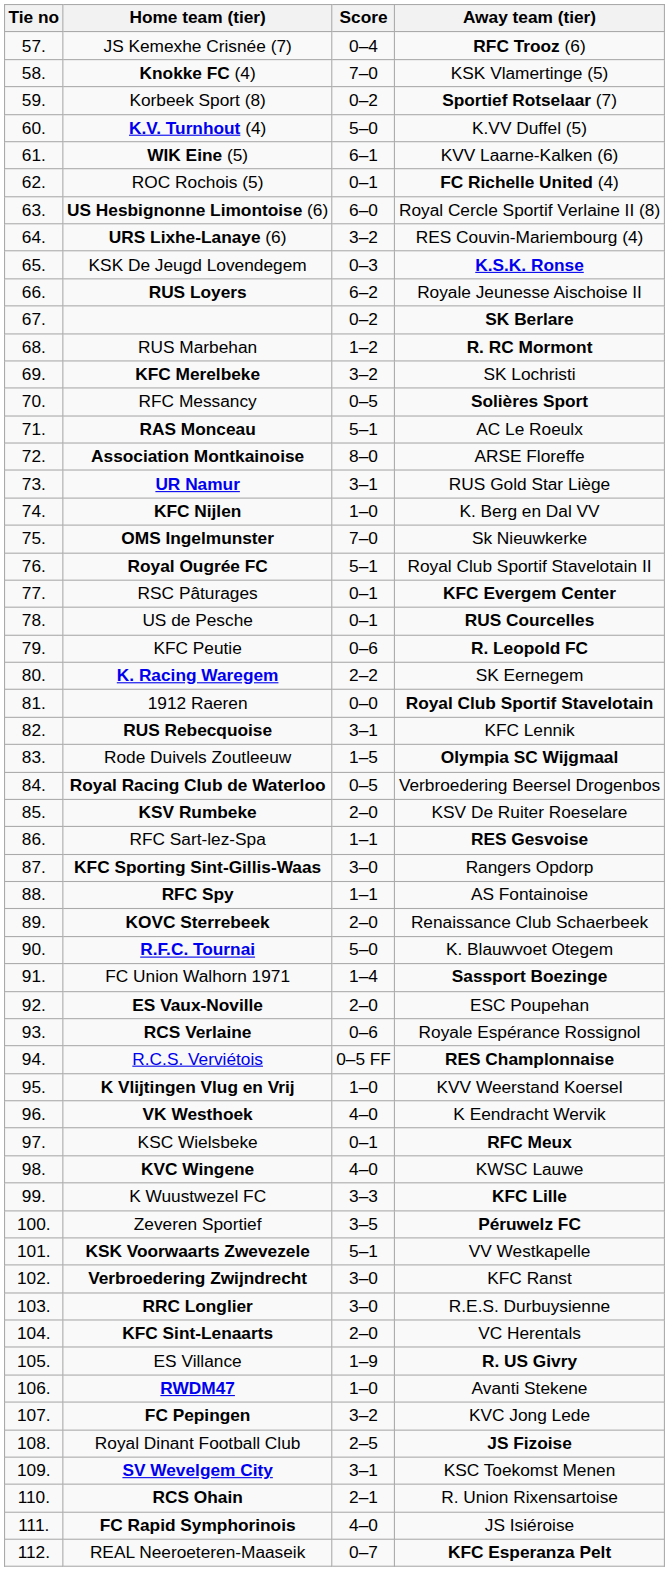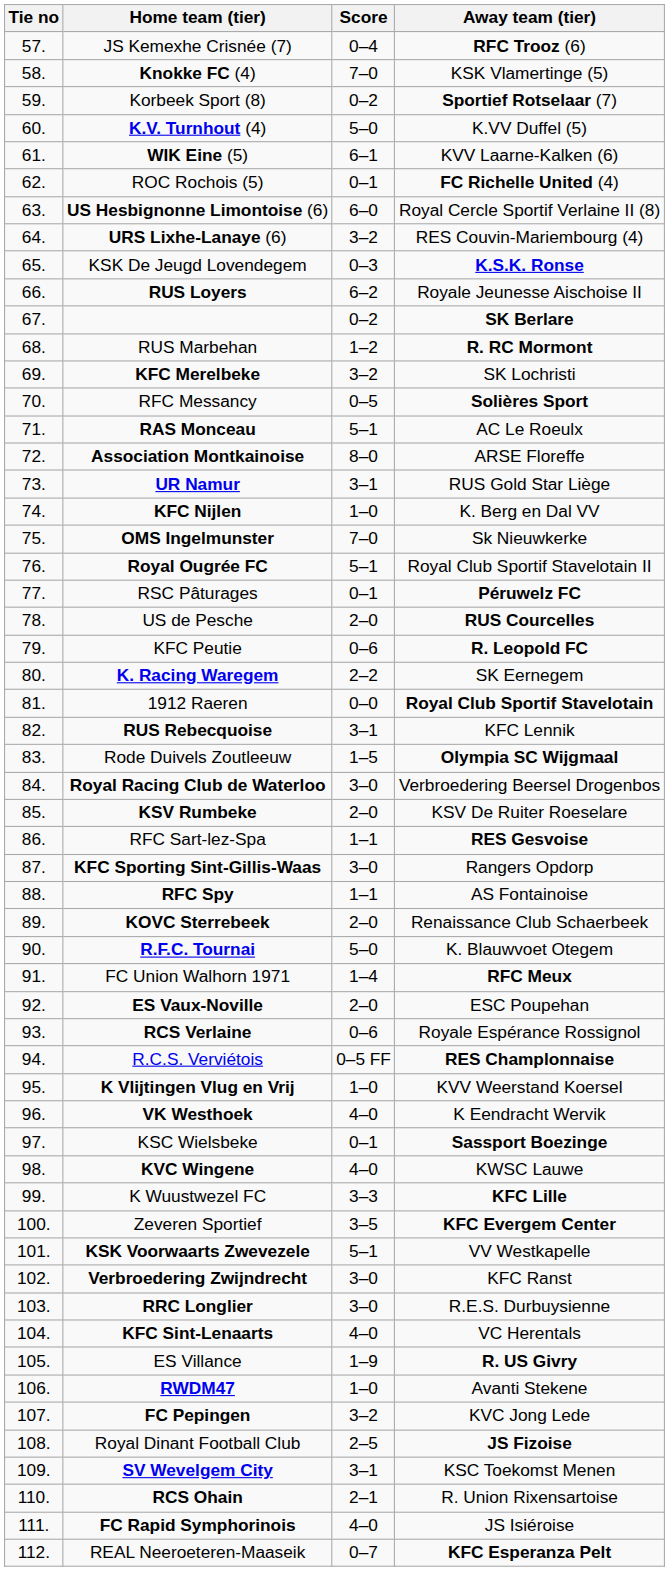(530, 593) KFC Evergem Center -> (530, 593) Péruwelz FC
(364, 621) 0–1 -> (364, 621) 2–0
(364, 785) 0–5 -> (364, 785) 3–0
(530, 977) Sassport Boezinge -> (530, 977) RFC Meux
(530, 1141) RFC Meux -> (530, 1141) Sassport Boezinge
(530, 1224) Péruwelz FC -> (530, 1224) KFC Evergem Center
(364, 1333) 2–0 -> (364, 1333) 4–0
